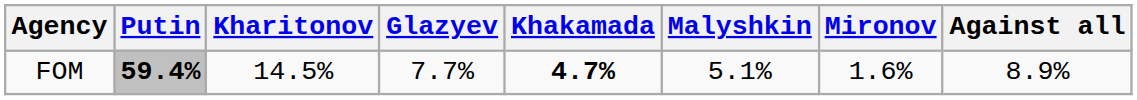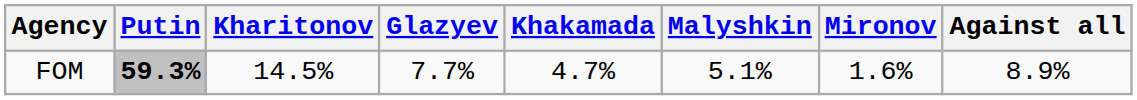(160, 72) 59.4% -> (160, 72) 59.3%
(583, 72) bold -> (583, 72) normal
